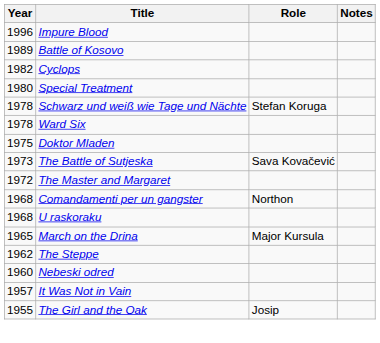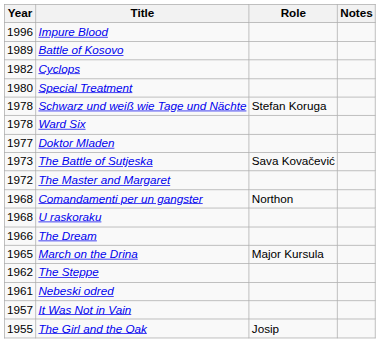(20, 143) 1975 -> (20, 143) 1977
+ row: (68, 236)
(20, 273) 1960 -> (20, 291) 1961
